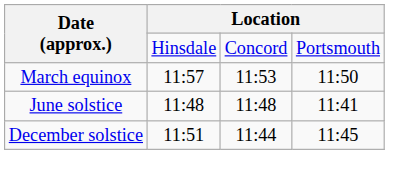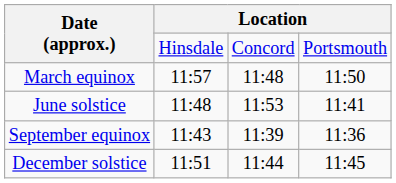(256, 76) 11:53 -> (263, 76) 11:48
(256, 105) 11:48 -> (263, 105) 11:53
+ row: (79, 134)
